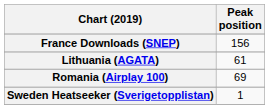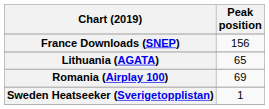(240, 60) 61 -> (240, 60) 65
